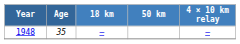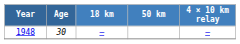(61, 33) 35 -> (61, 33) 30
